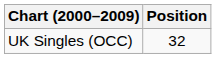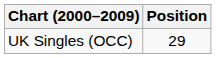(177, 41) 32 -> (177, 41) 29
